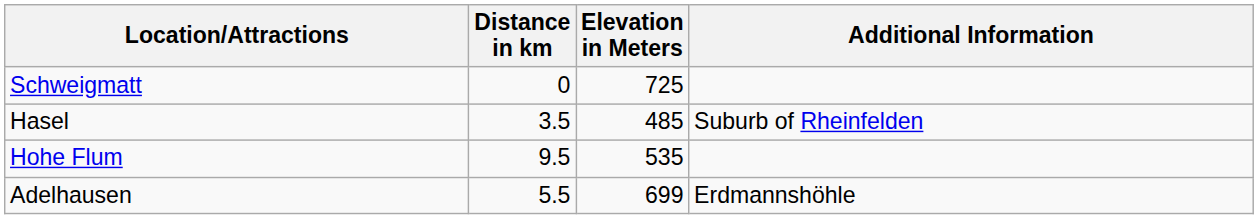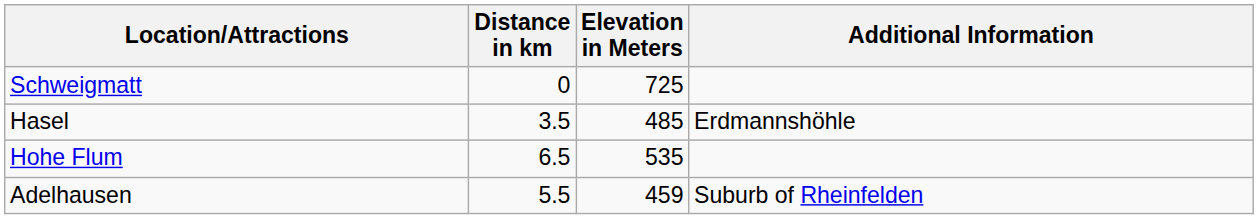(809, 121) Suburb of Rheinfelden -> (775, 121) Erdmannshöhle
(554, 158) 9.5 -> (554, 158) 6.5
(664, 194) 699 -> (664, 194) 459
(775, 194) Erdmannshöhle -> (809, 194) Suburb of Rheinfelden
